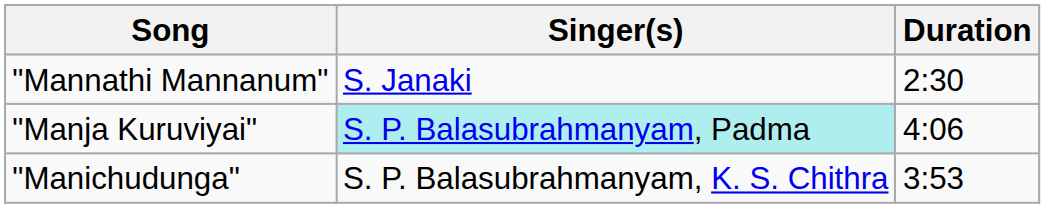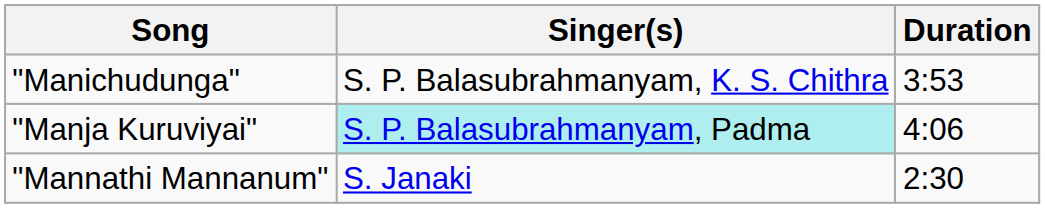rows swapped: (170, 80) <-> (126, 179)
